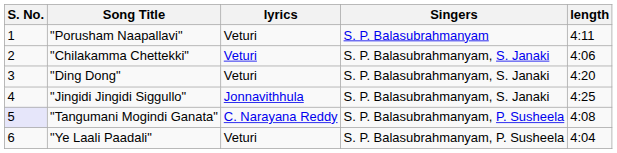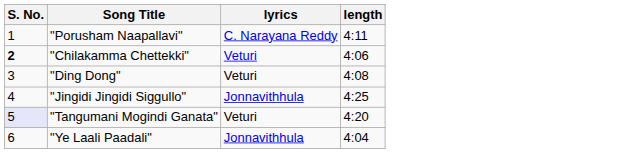- column: (454, 14)
(240, 35) Veturi -> (281, 35) C. Narayana Reddy
(11, 55) normal -> (11, 55) bold
(583, 76) 4:20 -> (356, 76) 4:08
(281, 117) C. Narayana Reddy -> (240, 117) Veturi
(583, 117) 4:08 -> (356, 117) 4:20
(240, 138) Veturi -> (264, 138) Jonnavithhula
